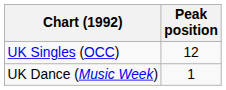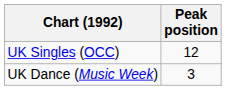(191, 74) 1 -> (191, 74) 3
